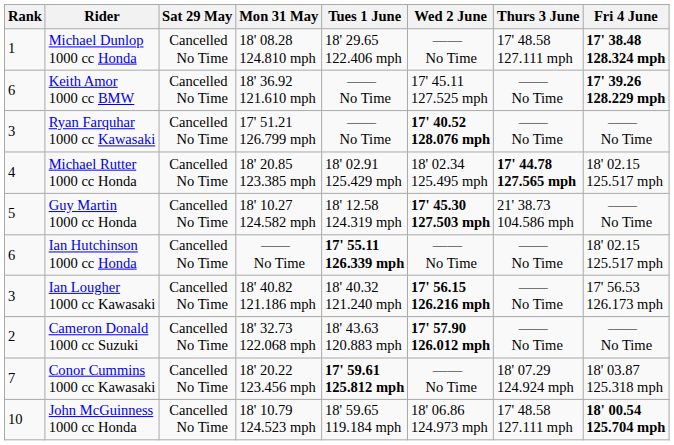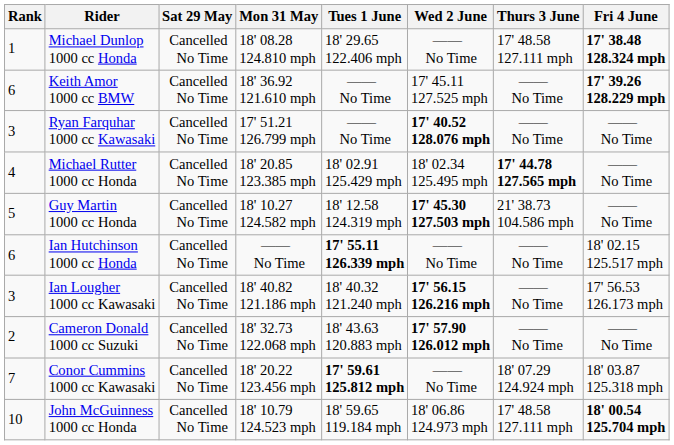(625, 172) 18' 02.15 125.517 mph -> (619, 172) —— No Time
